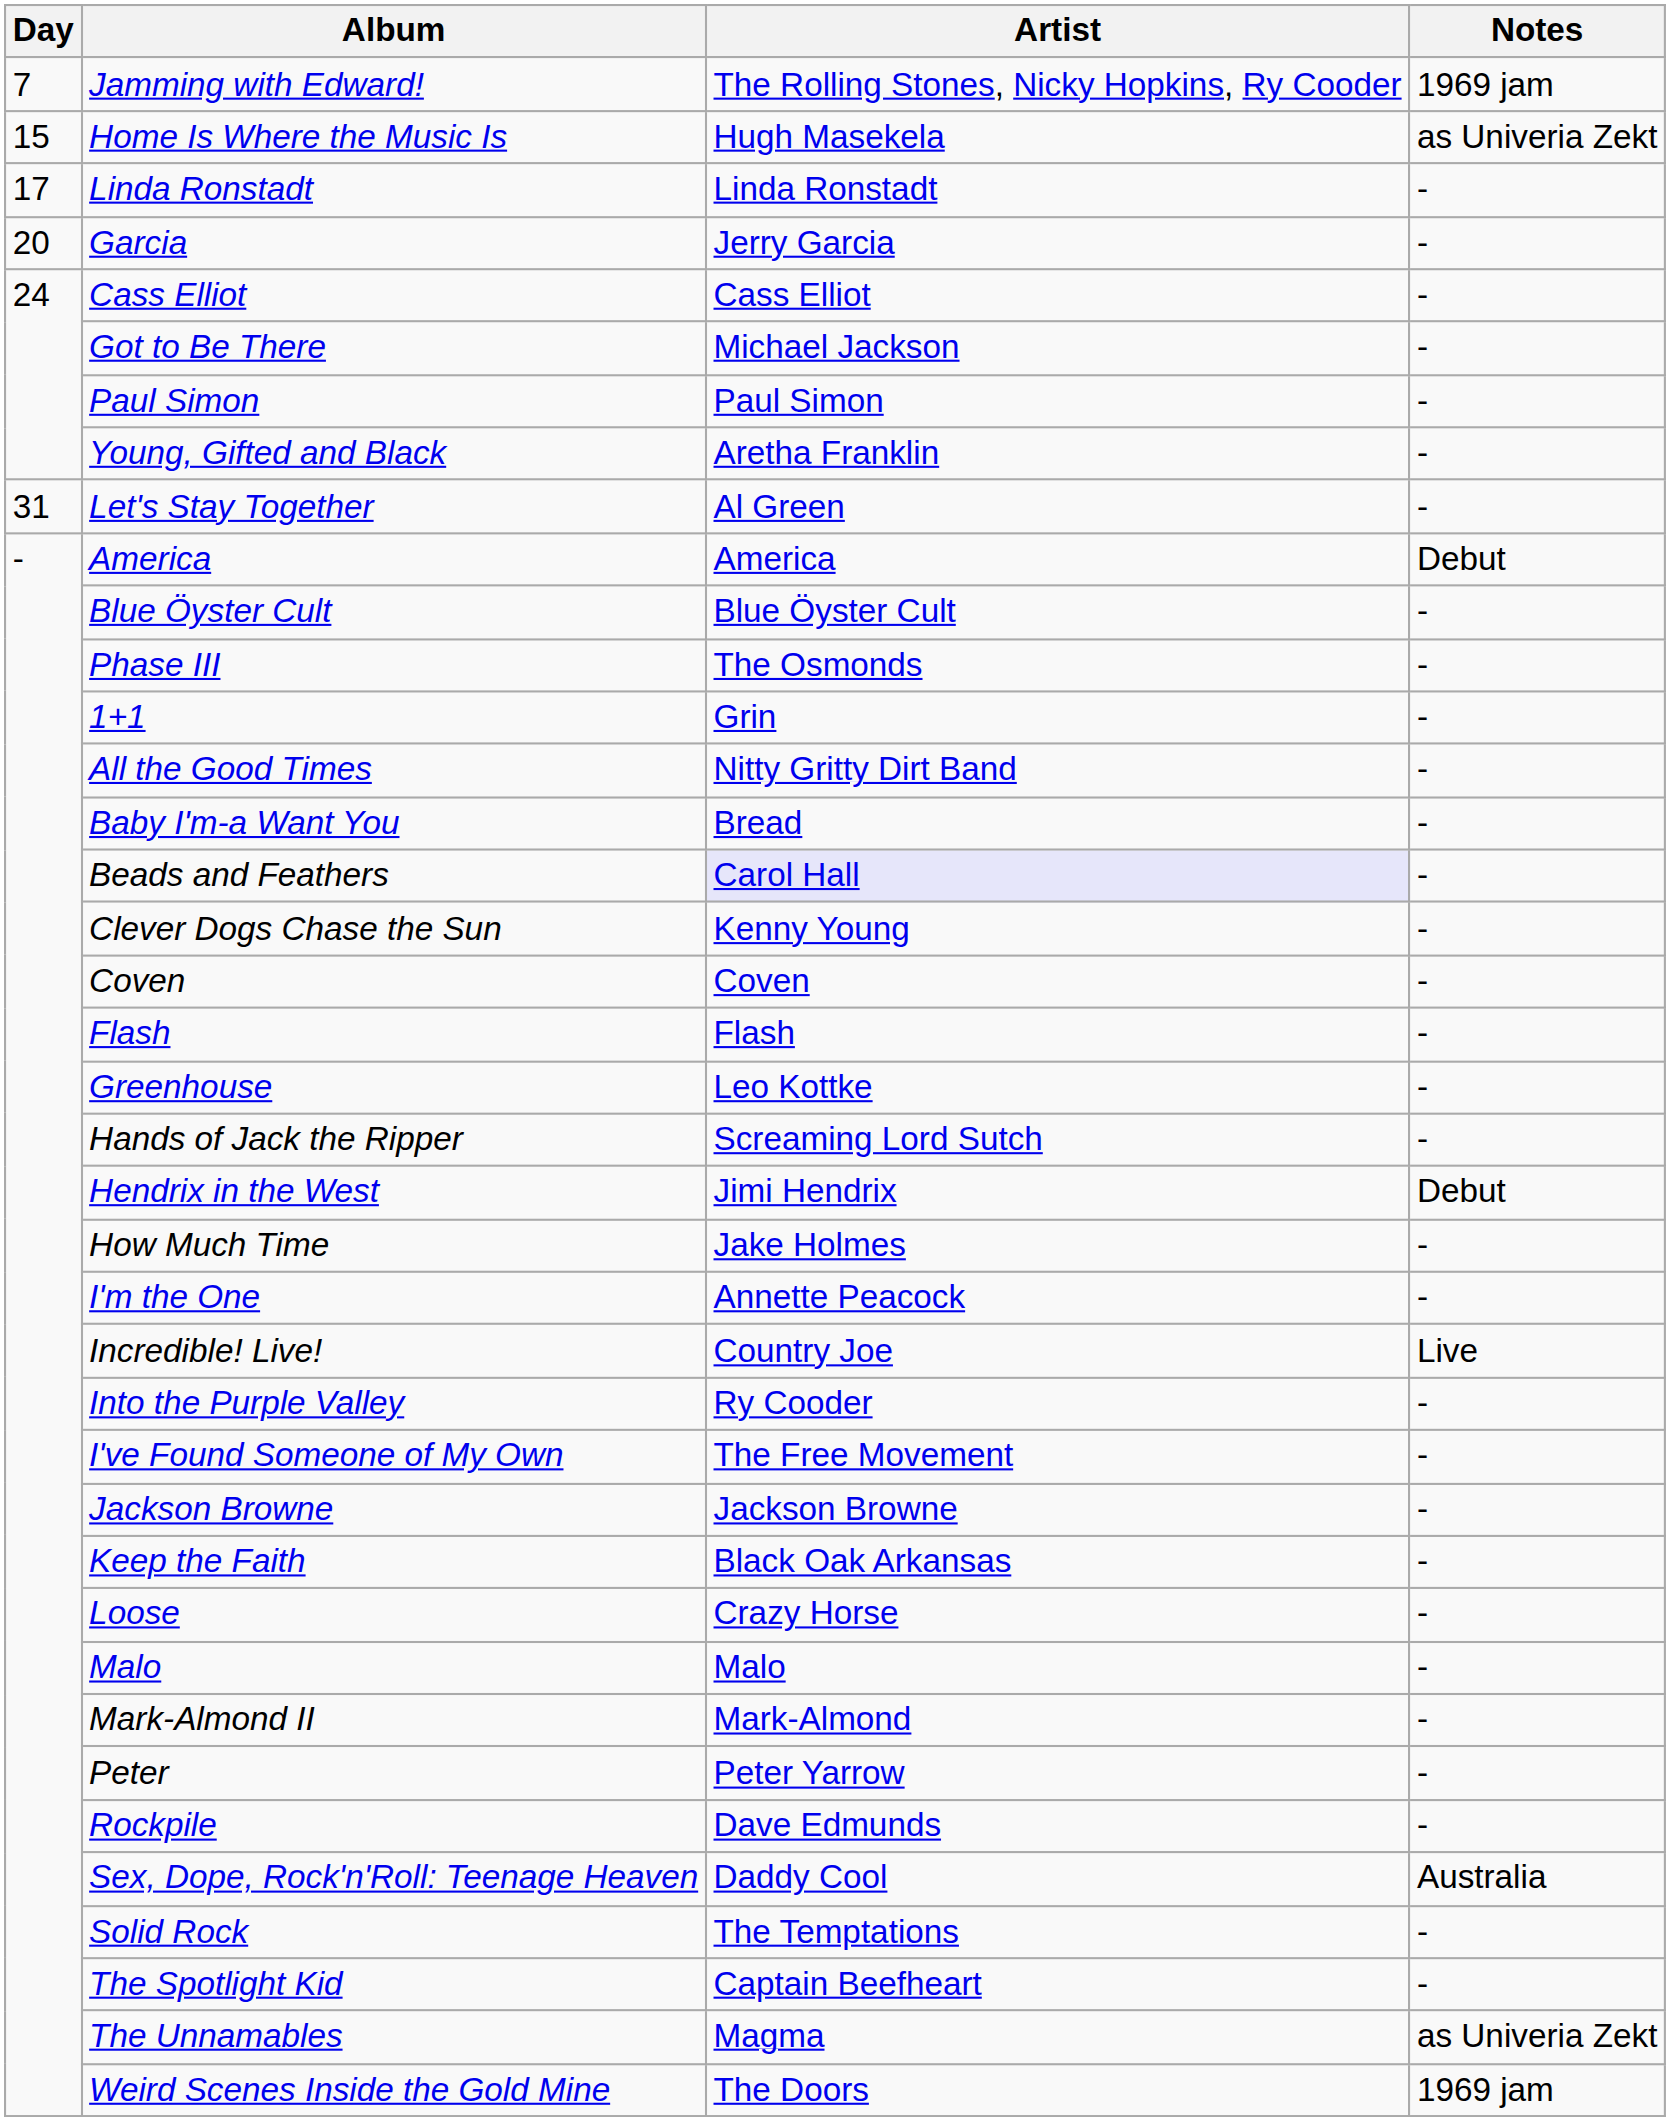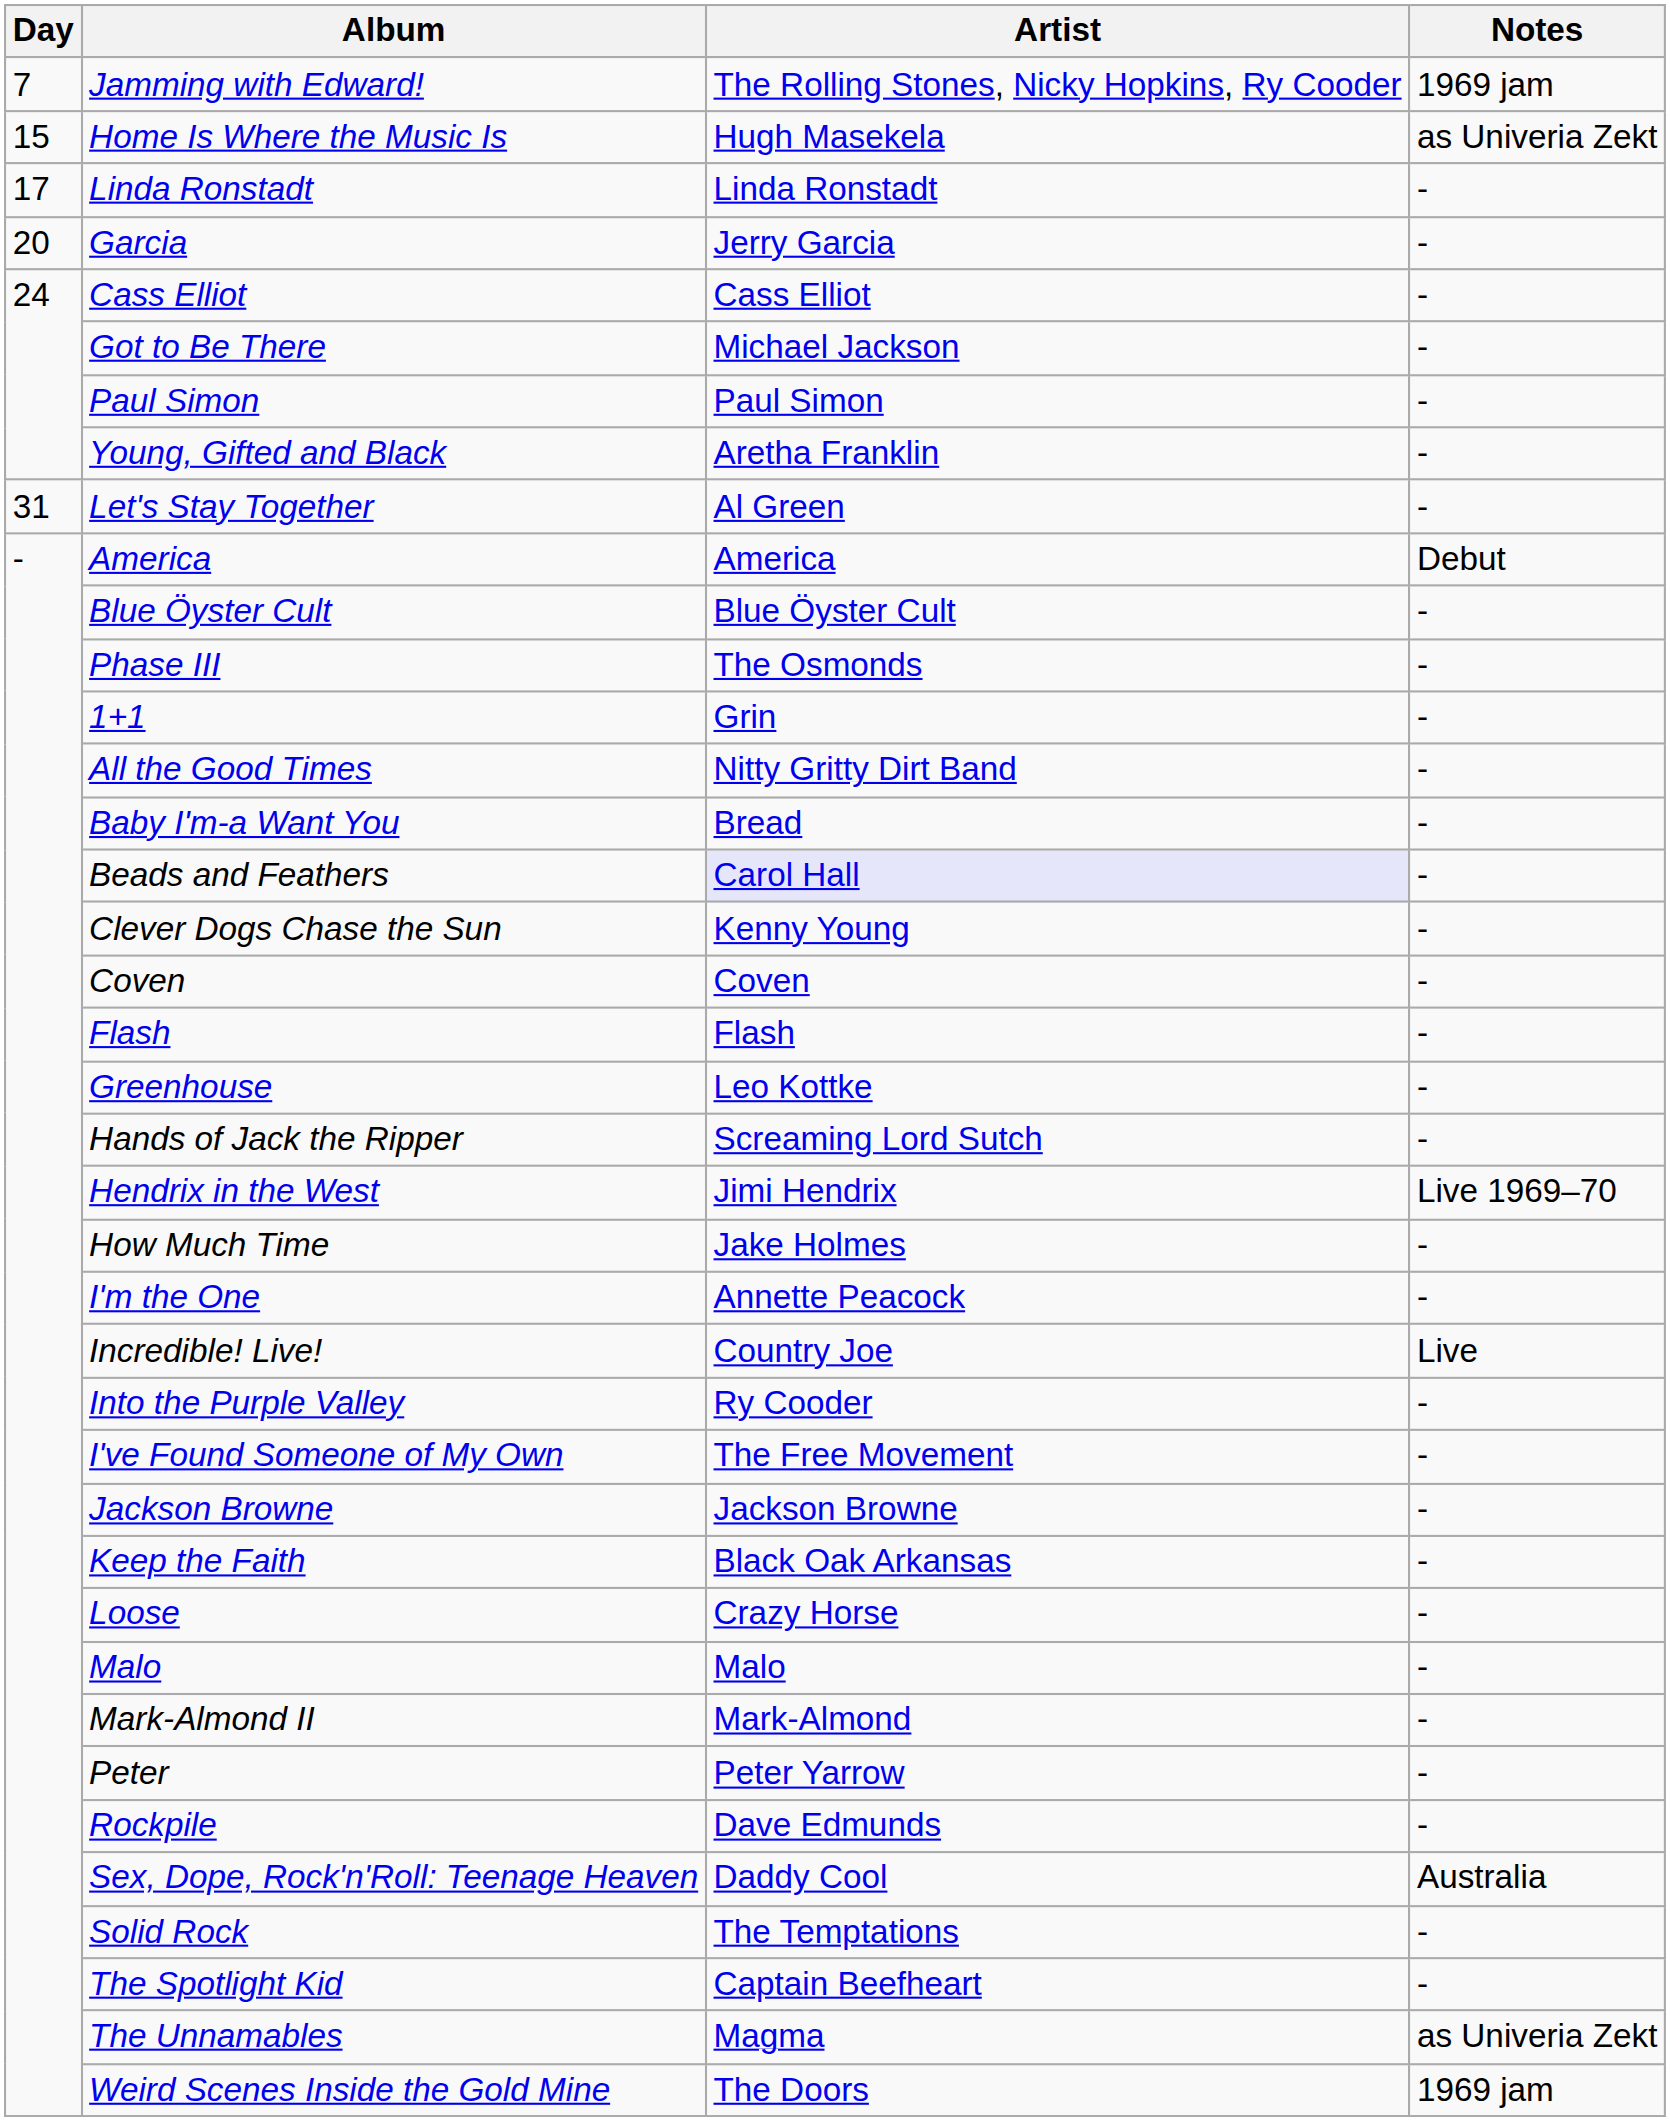(1461, 1192) Debut -> (1517, 1192) Live 1969–70
